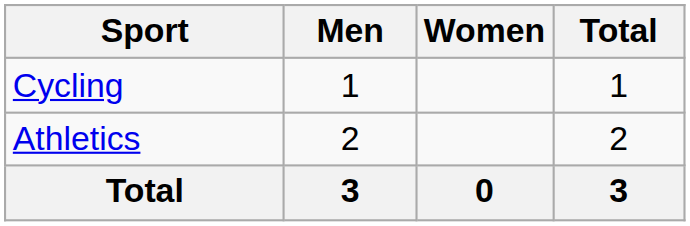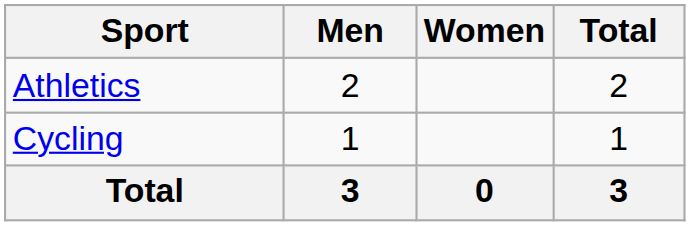rows swapped: (77, 138) <-> (68, 84)
